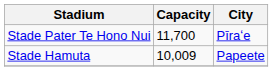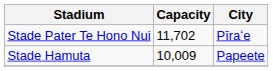(176, 35) 11,700 -> (176, 35) 11,702
